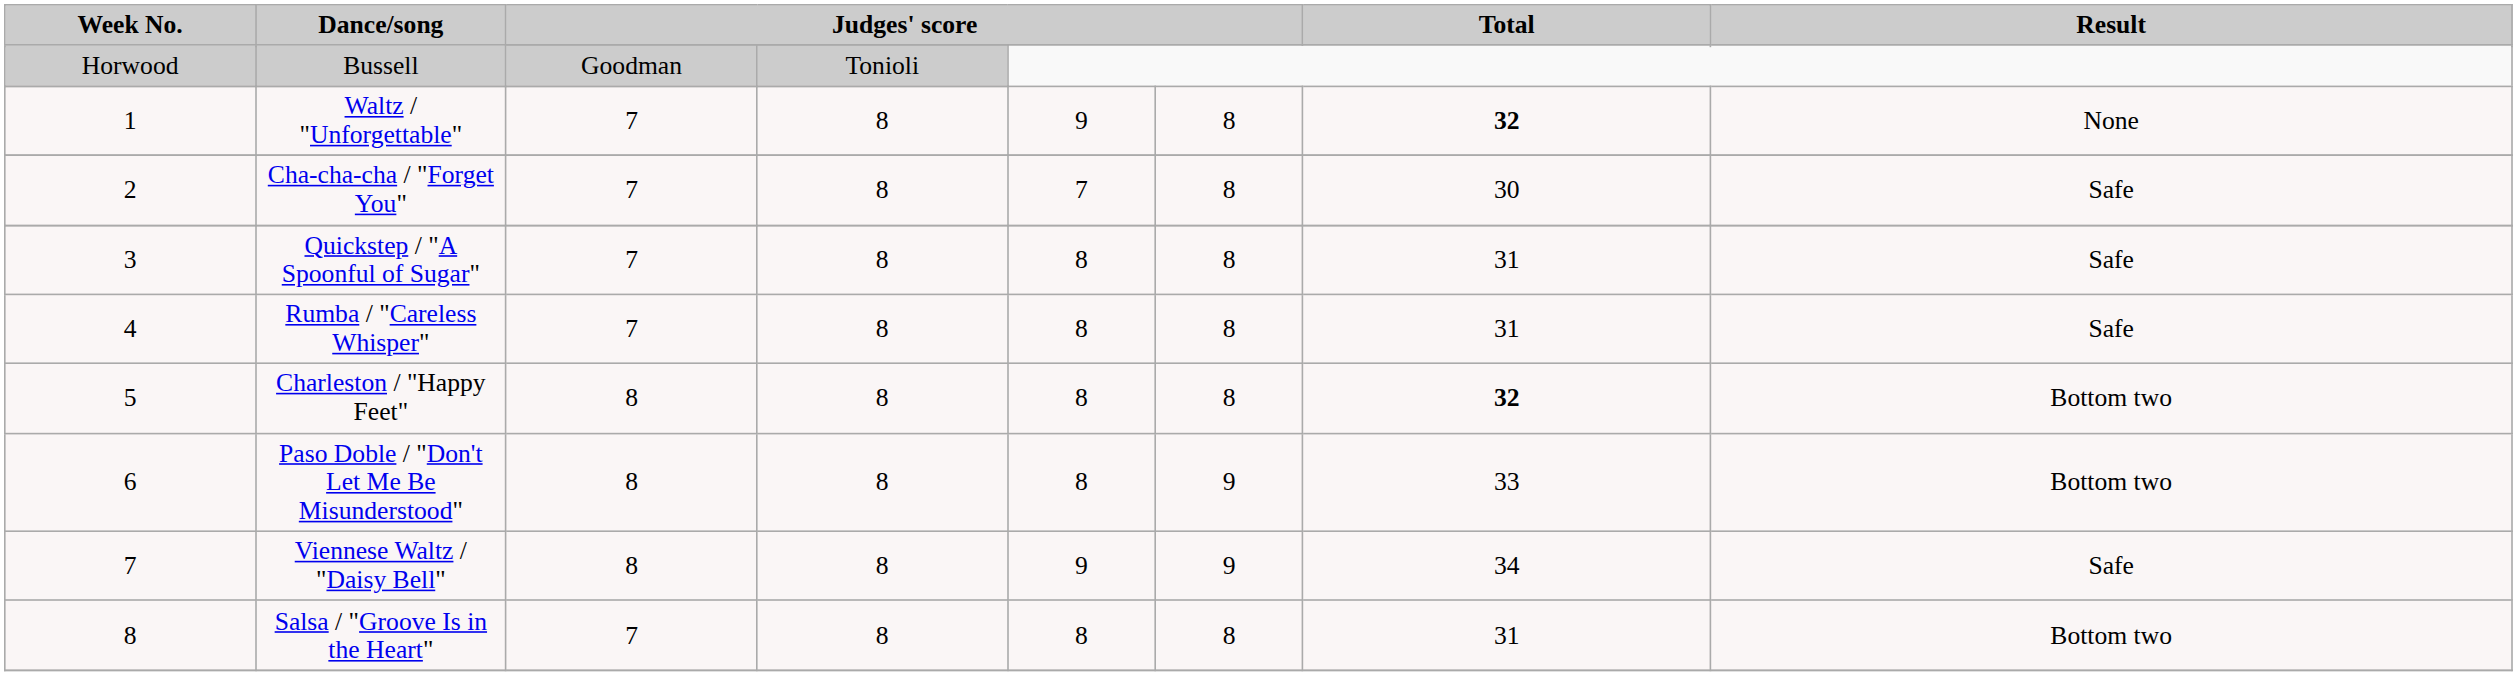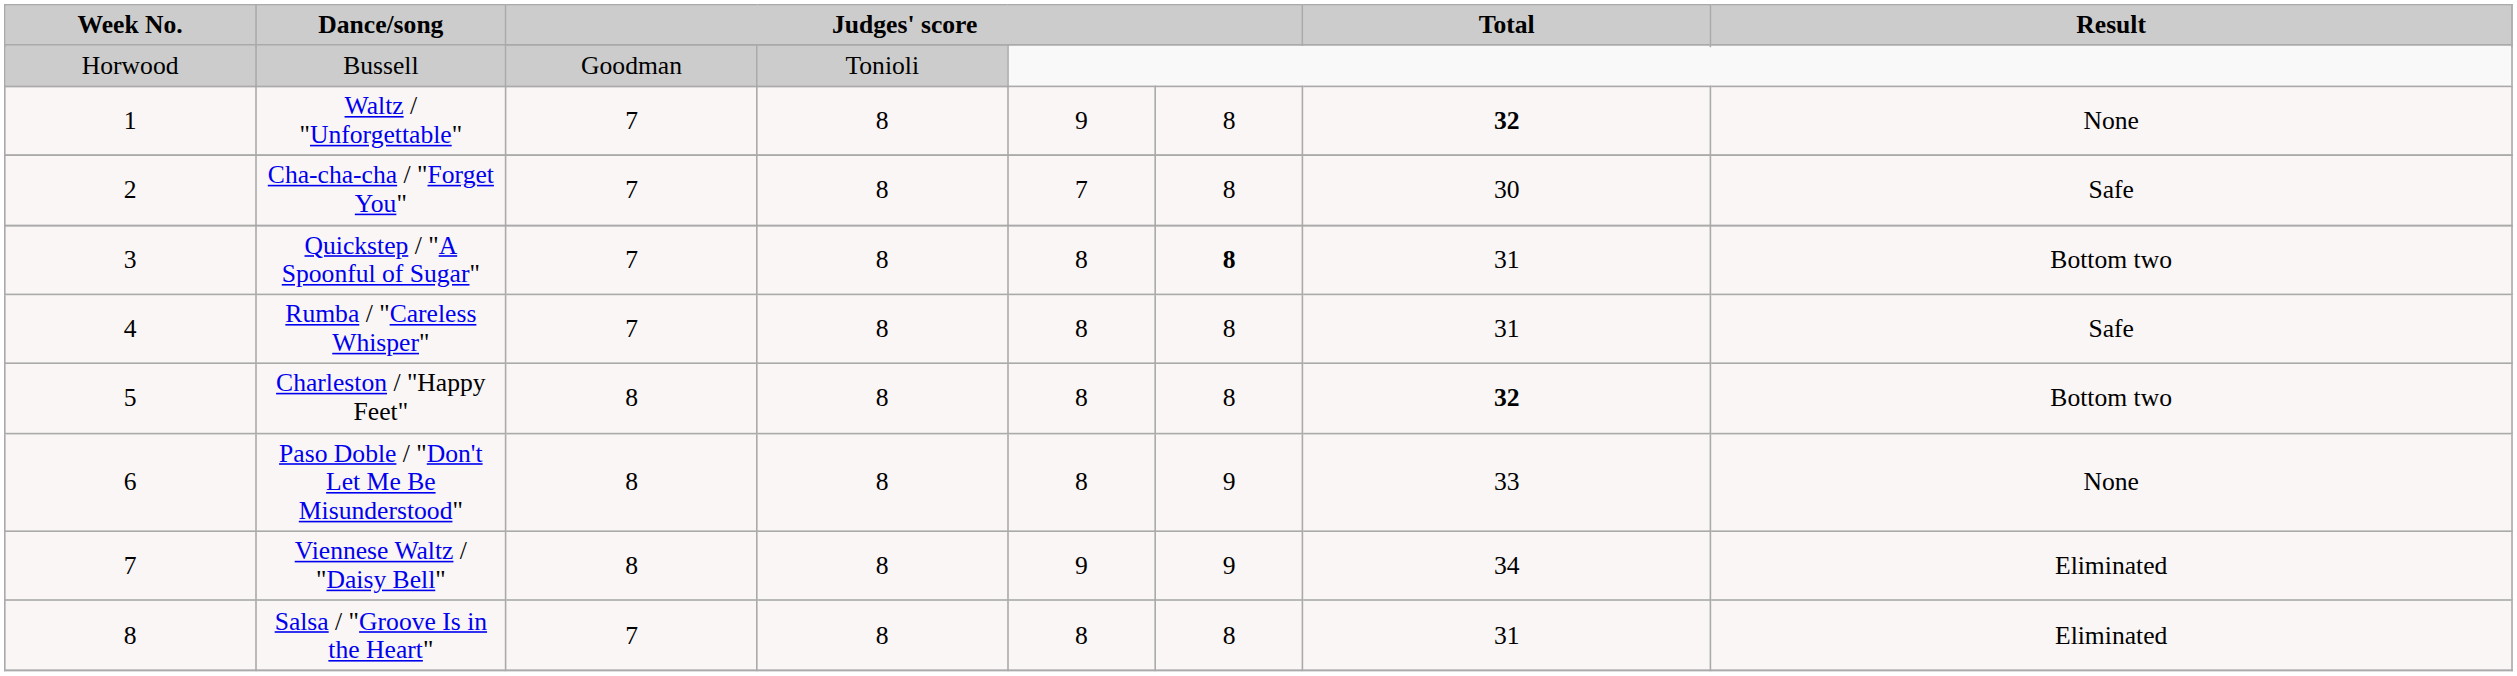(1229, 259) normal -> (1229, 259) bold
(2111, 259) Safe -> (2111, 259) Bottom two
(2111, 481) Bottom two -> (2111, 481) None
(2111, 565) Safe -> (2111, 565) Eliminated
(2111, 635) Bottom two -> (2111, 635) Eliminated
